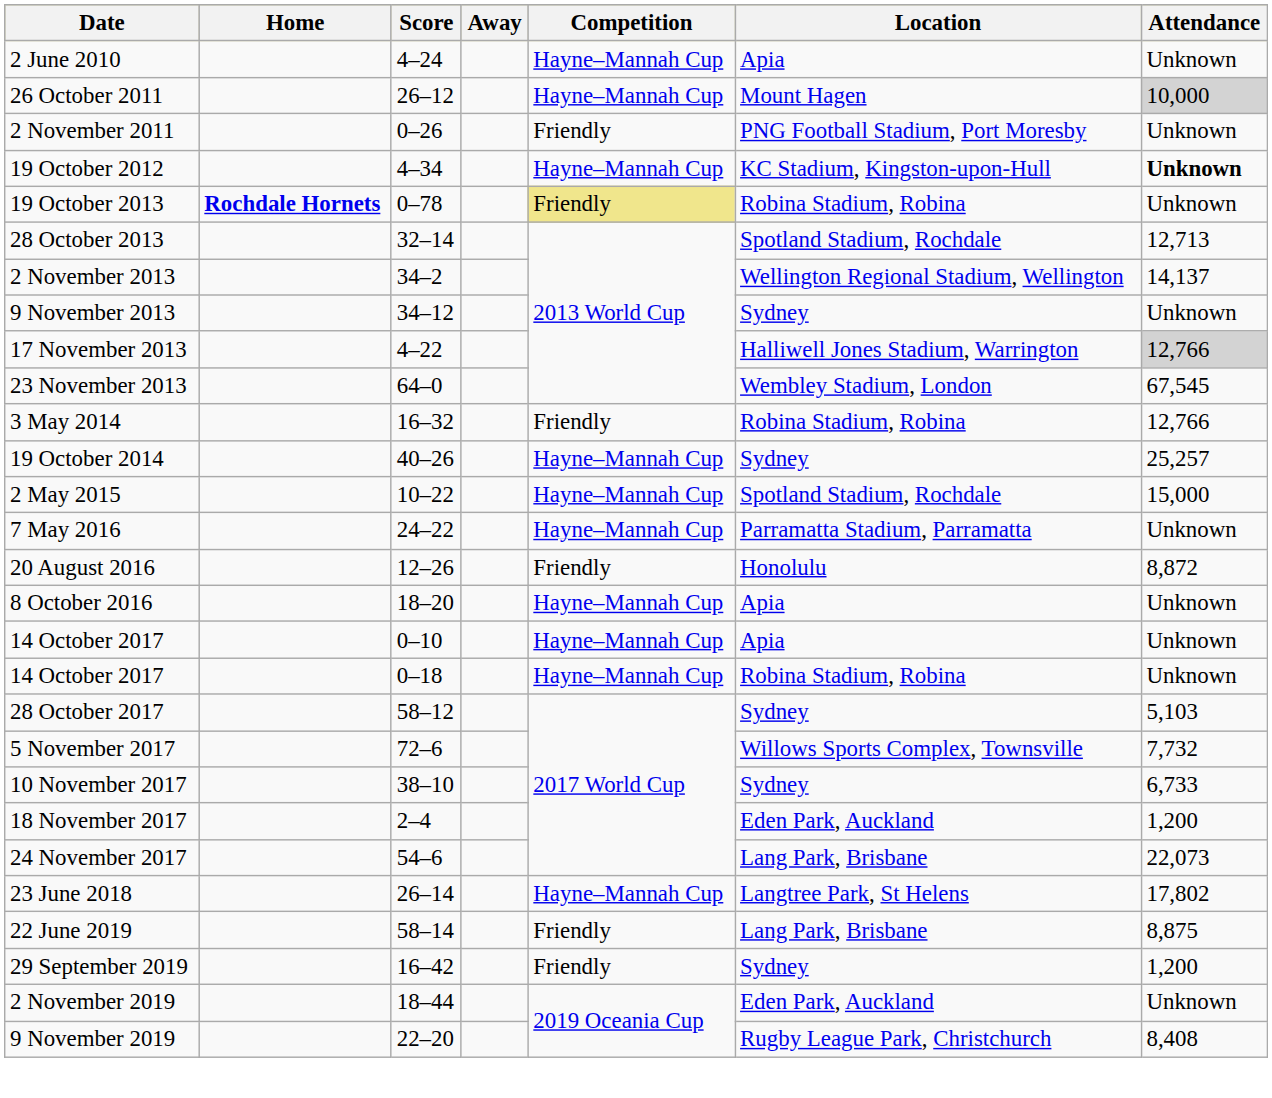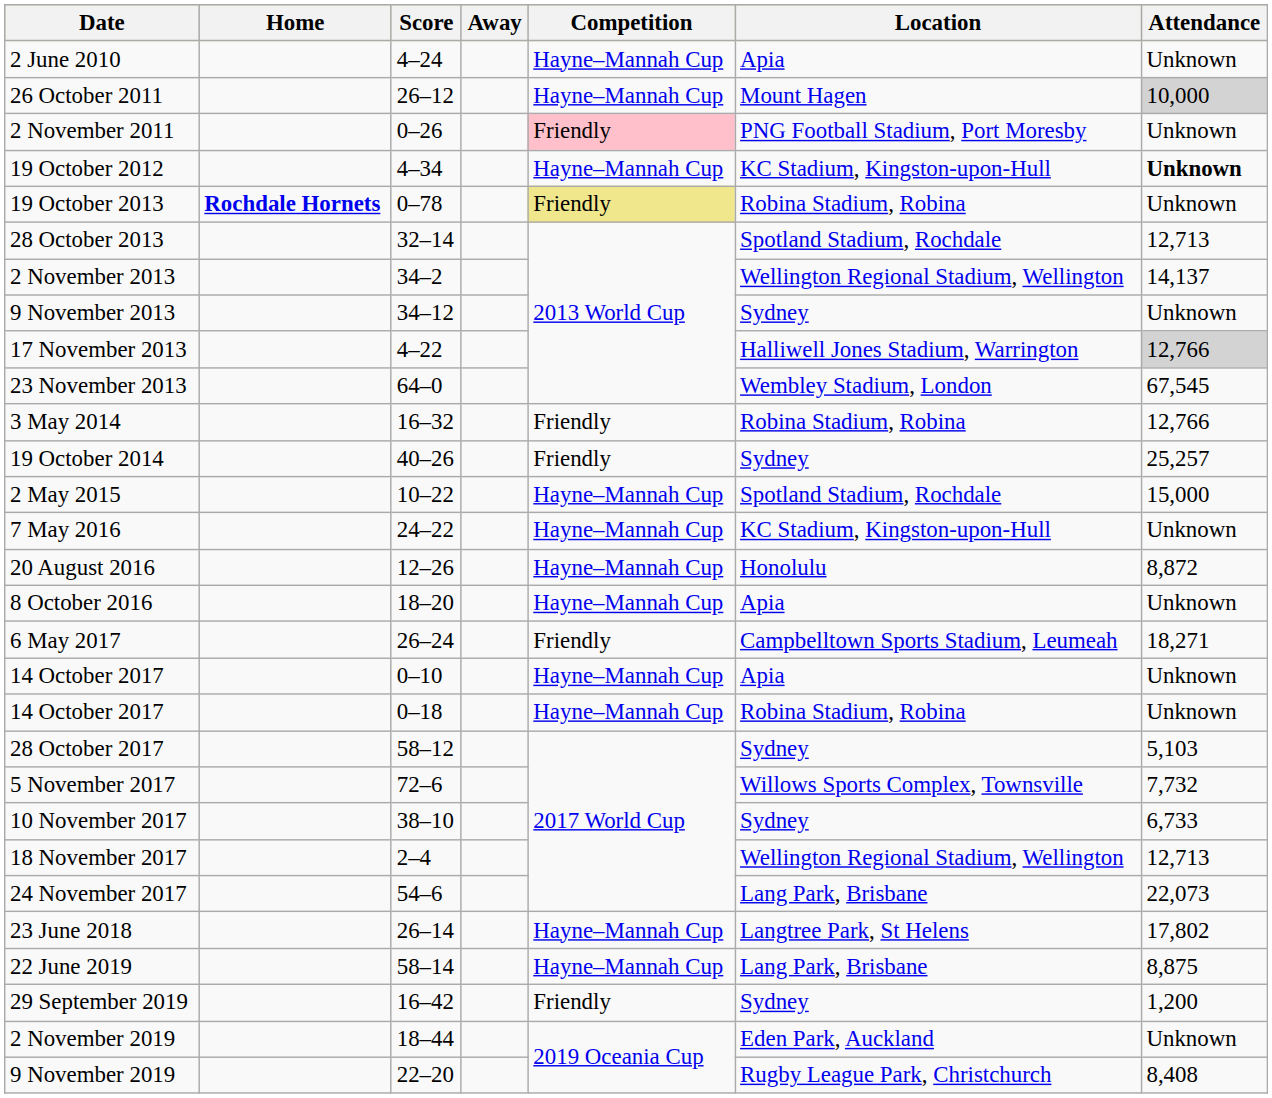(572, 131) no background -> (572, 131) pink background
(628, 458) Hayne–Mannah Cup -> (572, 458) Friendly
(886, 530) Parramatta Stadium, Parramatta -> (895, 530) KC Stadium, Kingston-upon-Hull
(572, 566) Friendly -> (628, 566) Hayne–Mannah Cup
+ row: (65, 639)
(837, 820) Eden Park, Auckland -> (932, 857) Wellington Regional Stadium, Wellington
(1172, 820) 1,200 -> (1178, 857) 12,713
(572, 929) Friendly -> (628, 966) Hayne–Mannah Cup
